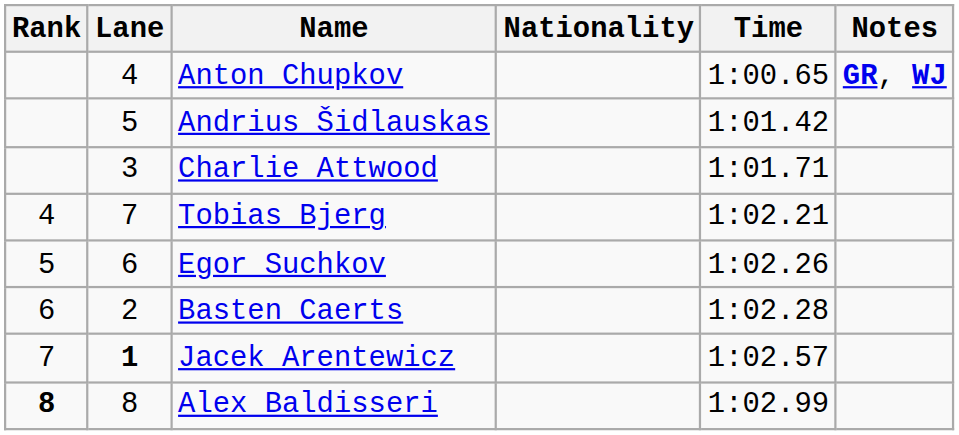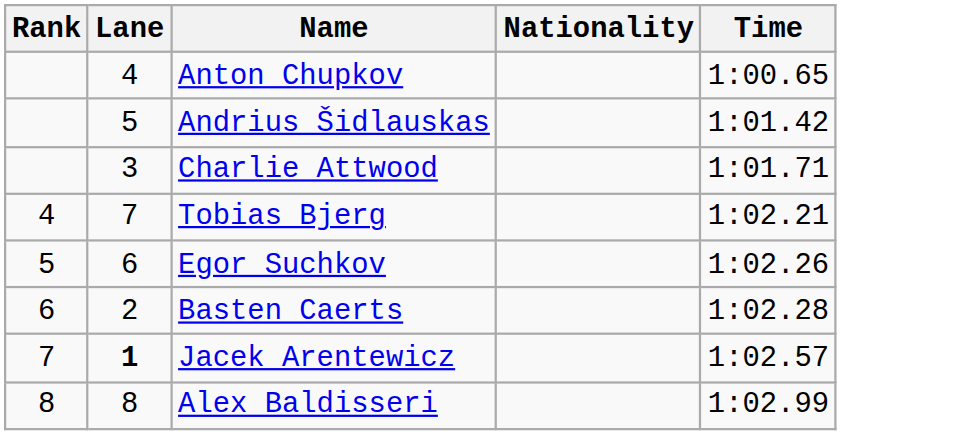- column: (895, 29)
(47, 405) bold -> (47, 405) normal
